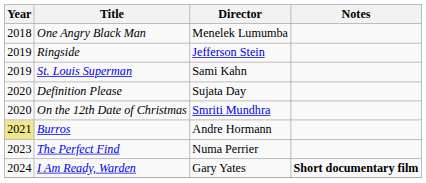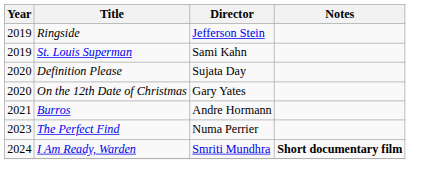- row: (92, 33)
(231, 110) Smriti Mundhra -> (219, 91) Gary Yates
(19, 129) khaki background -> (19, 110) no background
(219, 168) Gary Yates -> (231, 149) Smriti Mundhra
